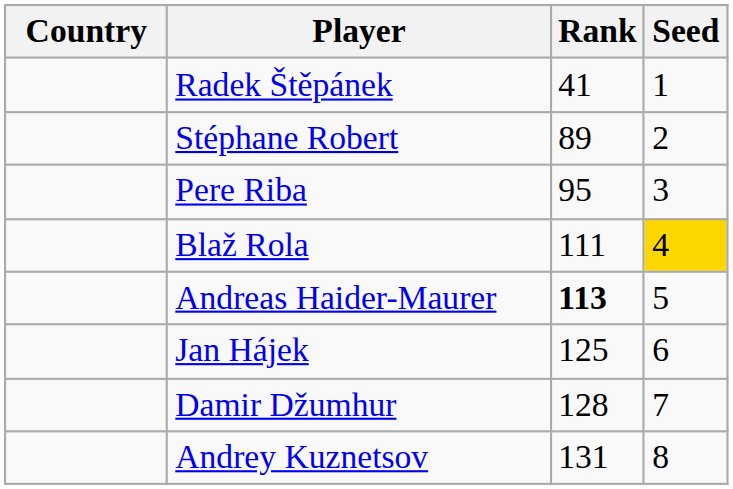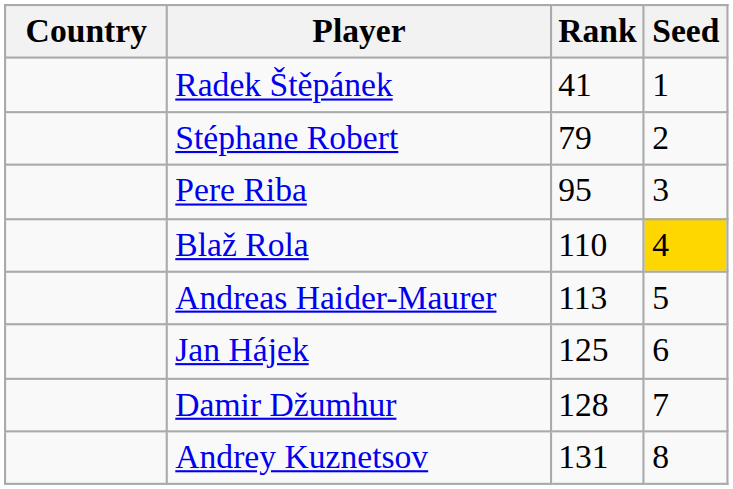(575, 137) 89 -> (575, 137) 79
(582, 244) 111 -> (583, 244) 110
(583, 297) bold -> (583, 297) normal
